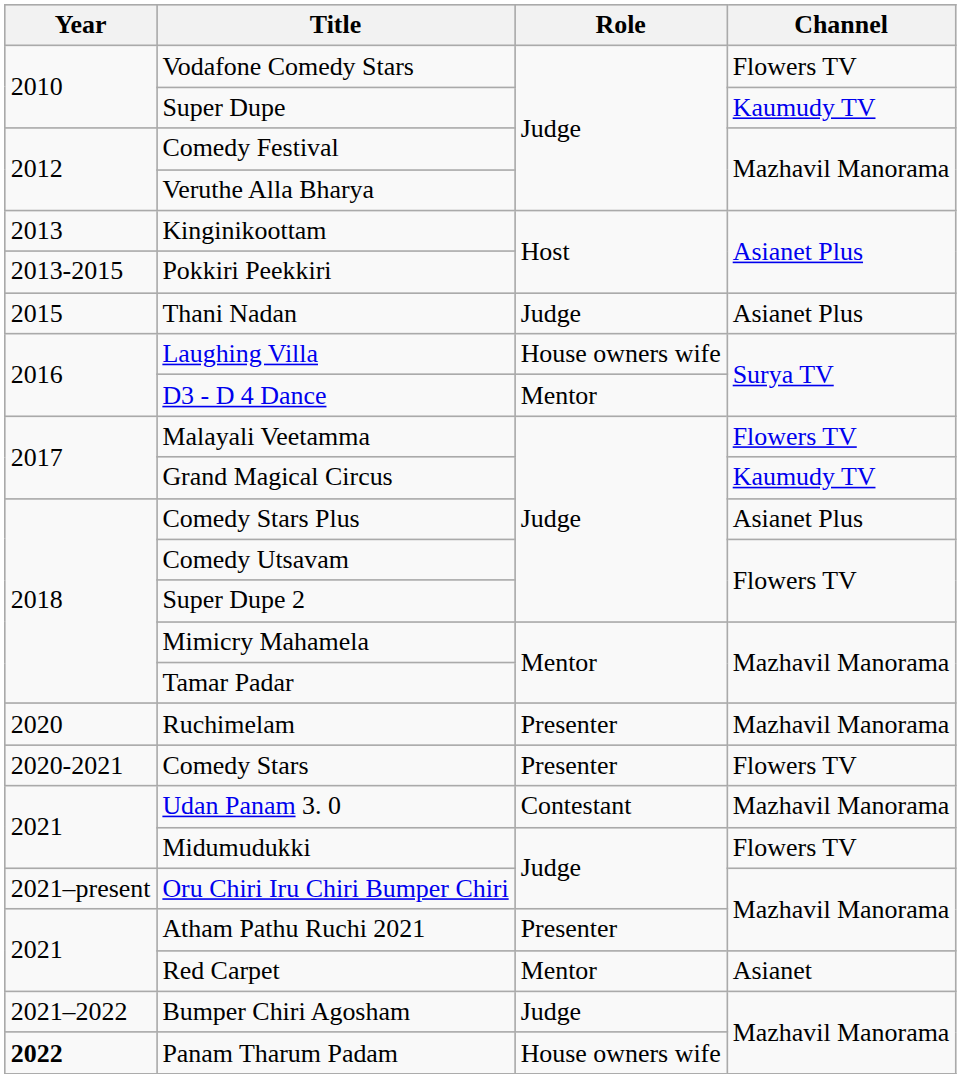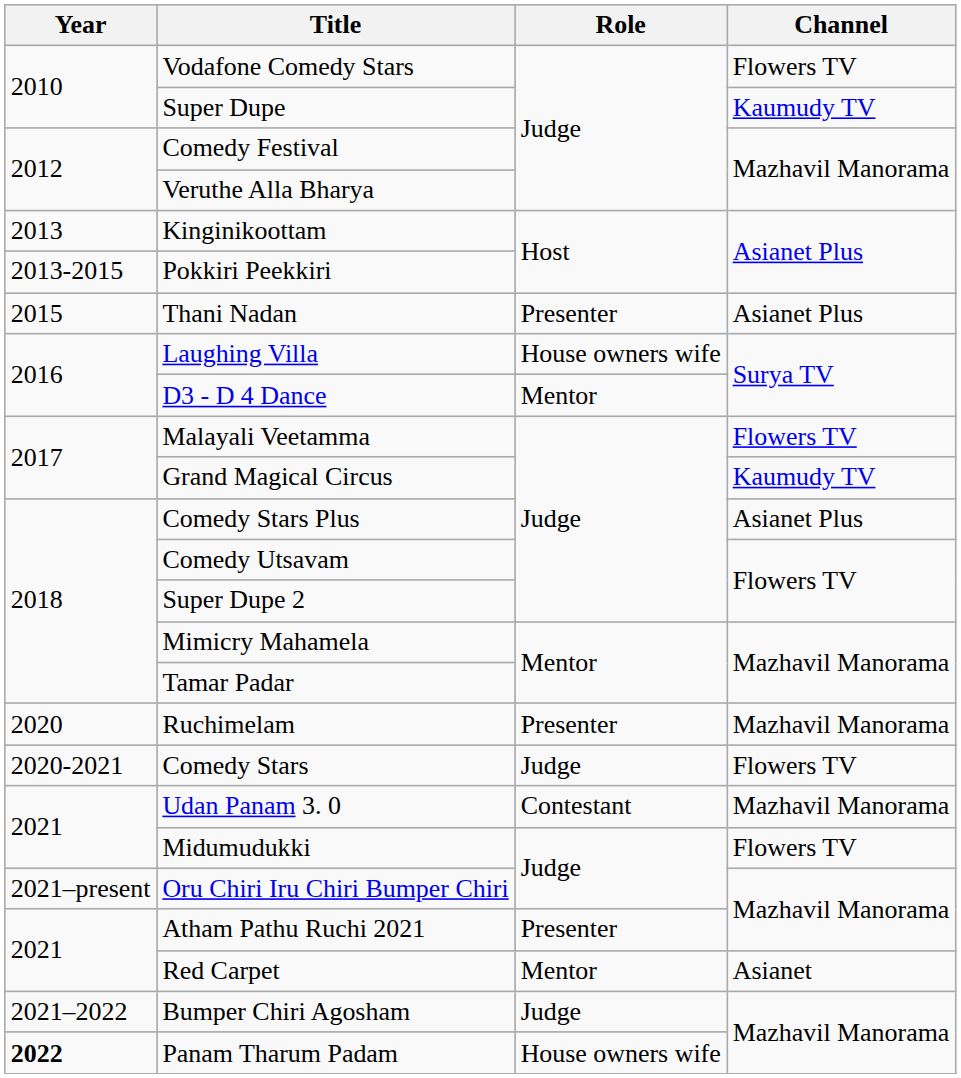(551, 312) Judge -> (569, 312) Presenter
(569, 764) Presenter -> (551, 764) Judge
